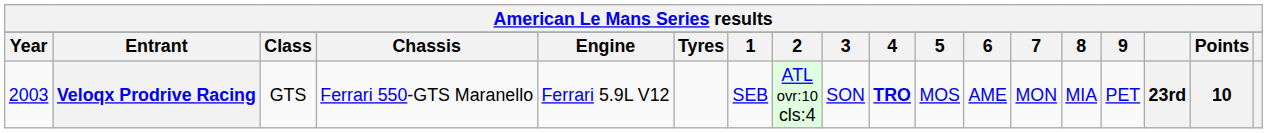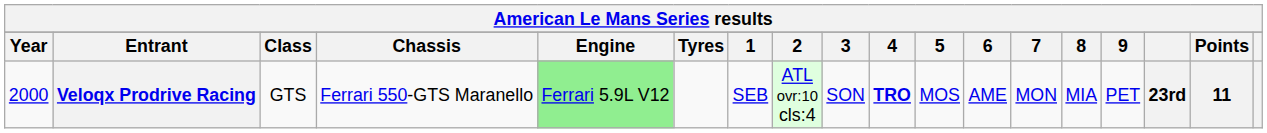(29, 94) 2003 -> (29, 94) 2000
(606, 94) no background -> (606, 94) lightgreen background
(1222, 94) 10 -> (1222, 94) 11
